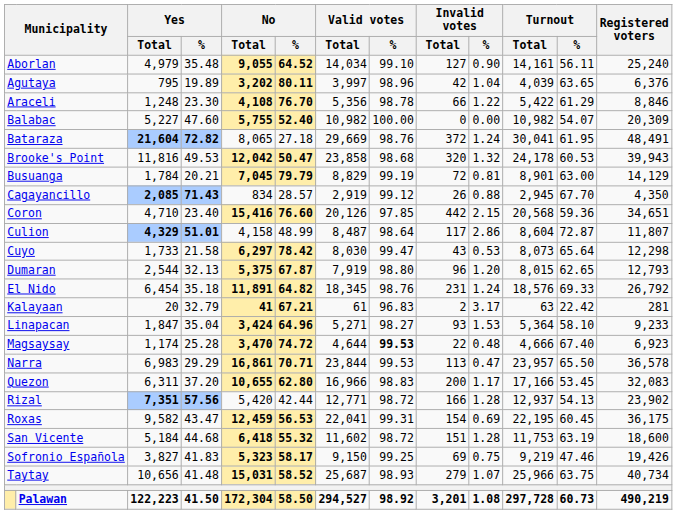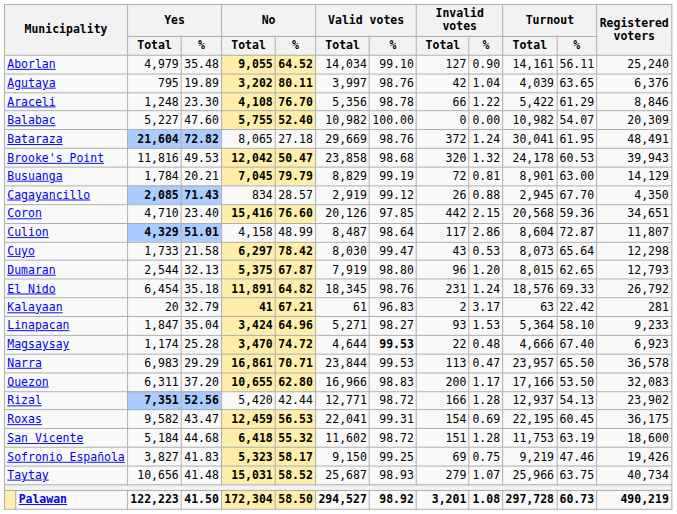(397, 83) 98.96 -> (397, 83) 98.76
(577, 382) 53.45 -> (577, 382) 53.50
(202, 401) 57.56 -> (202, 401) 52.56
